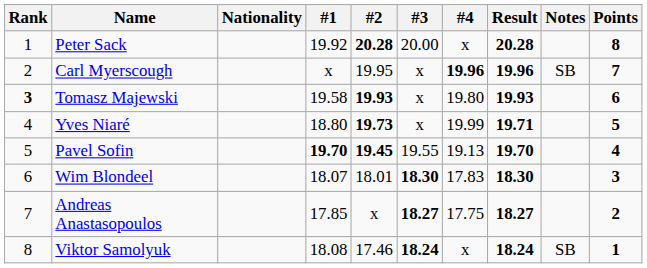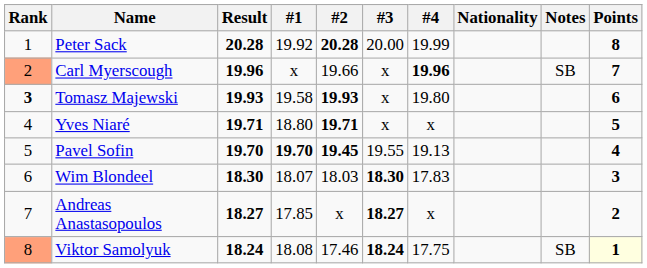columns swapped: (262, 17) <-> (515, 17)
(465, 44) x -> (431, 44) 19.99
(28, 71) no background -> (28, 71) lightsalmon background
(374, 71) 19.95 -> (340, 71) 19.66
(374, 124) 19.73 -> (340, 124) 19.71
(465, 124) 19.99 -> (431, 124) x
(374, 177) 18.01 -> (340, 177) 18.03
(465, 213) 17.75 -> (431, 213) x
(28, 249) no background -> (28, 249) lightsalmon background
(465, 249) x -> (431, 249) 17.75
(616, 249) no background -> (616, 249) lightyellow background
